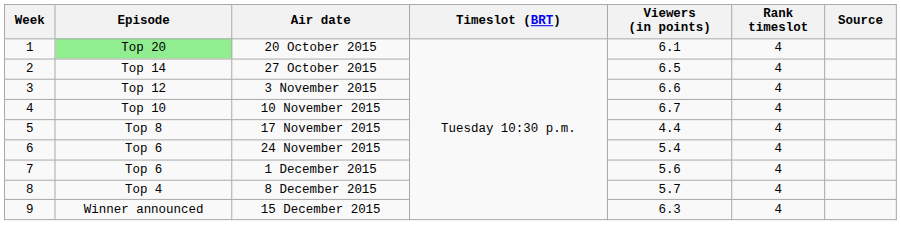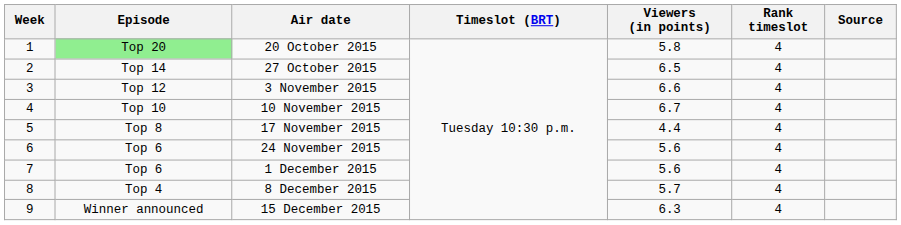(670, 49) 6.1 -> (670, 49) 5.8
(670, 150) 5.4 -> (670, 150) 5.6
